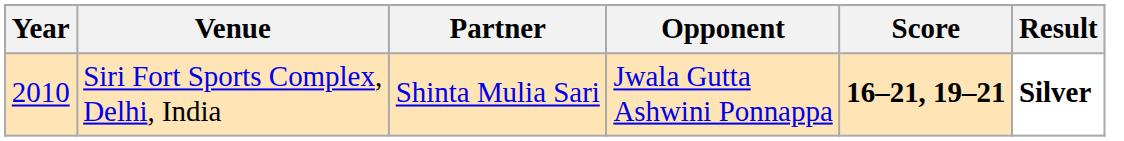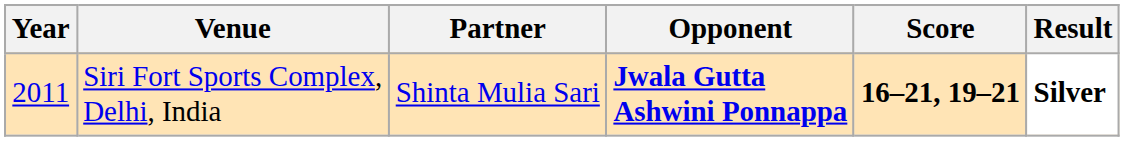(41, 93) 2010 -> (41, 93) 2011
(723, 93) normal -> (730, 93) bold
